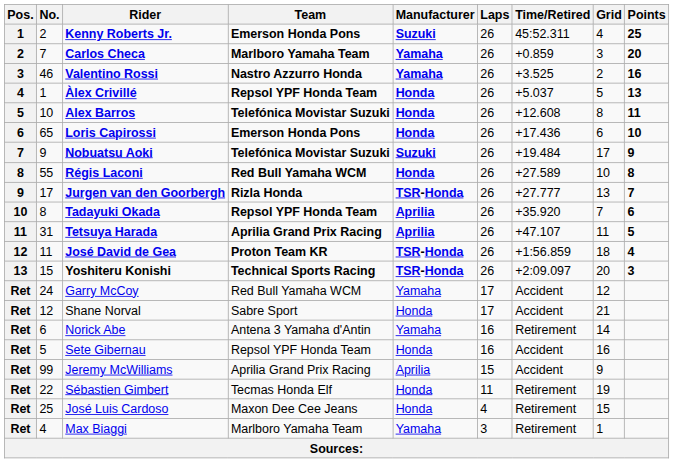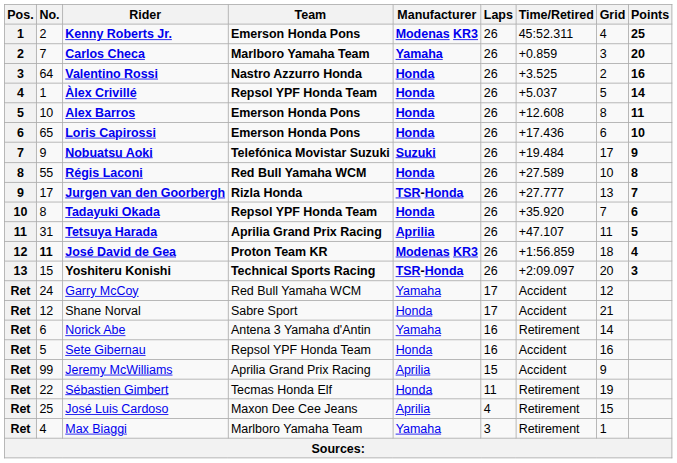(416, 34) Suzuki -> (437, 34) Modenas KR3
(46, 74) 46 -> (46, 74) 64
(419, 74) Yamaha -> (415, 74) Honda
(635, 93) 13 -> (638, 93) 14
(310, 113) Telefónica Movistar Suzuki -> (296, 113) Emerson Honda Pons
(415, 212) Aprilia -> (415, 212) Honda
(46, 251) normal -> (46, 251) bold
(430, 251) TSR-Honda -> (437, 251) Modenas KR3
(414, 409) Honda -> (413, 409) Aprilia
